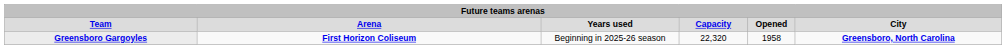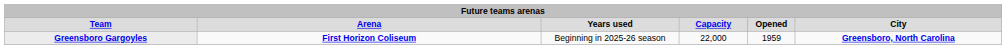(713, 38) 22,320 -> (713, 38) 22,000
(771, 38) 1958 -> (771, 38) 1959
